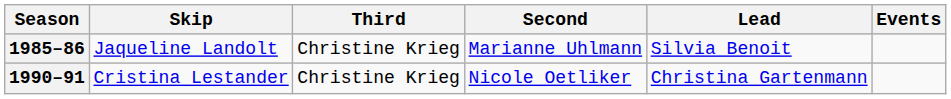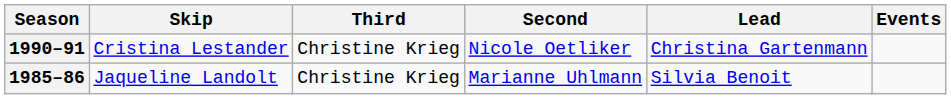rows swapped: (47, 49) <-> (47, 78)
